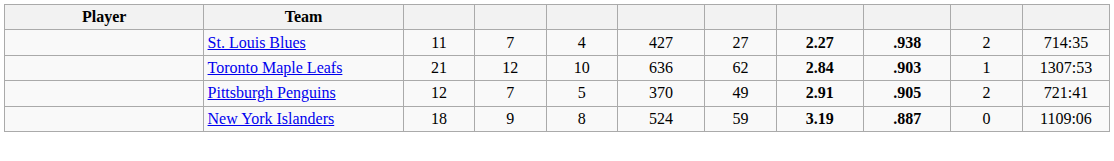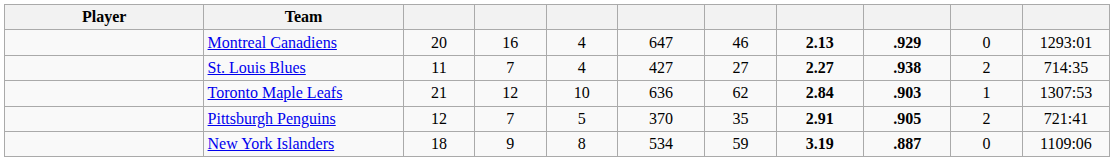+ row: (272, 42)
(740, 93) 49 -> (740, 118) 35
(661, 118) 524 -> (661, 144) 534
